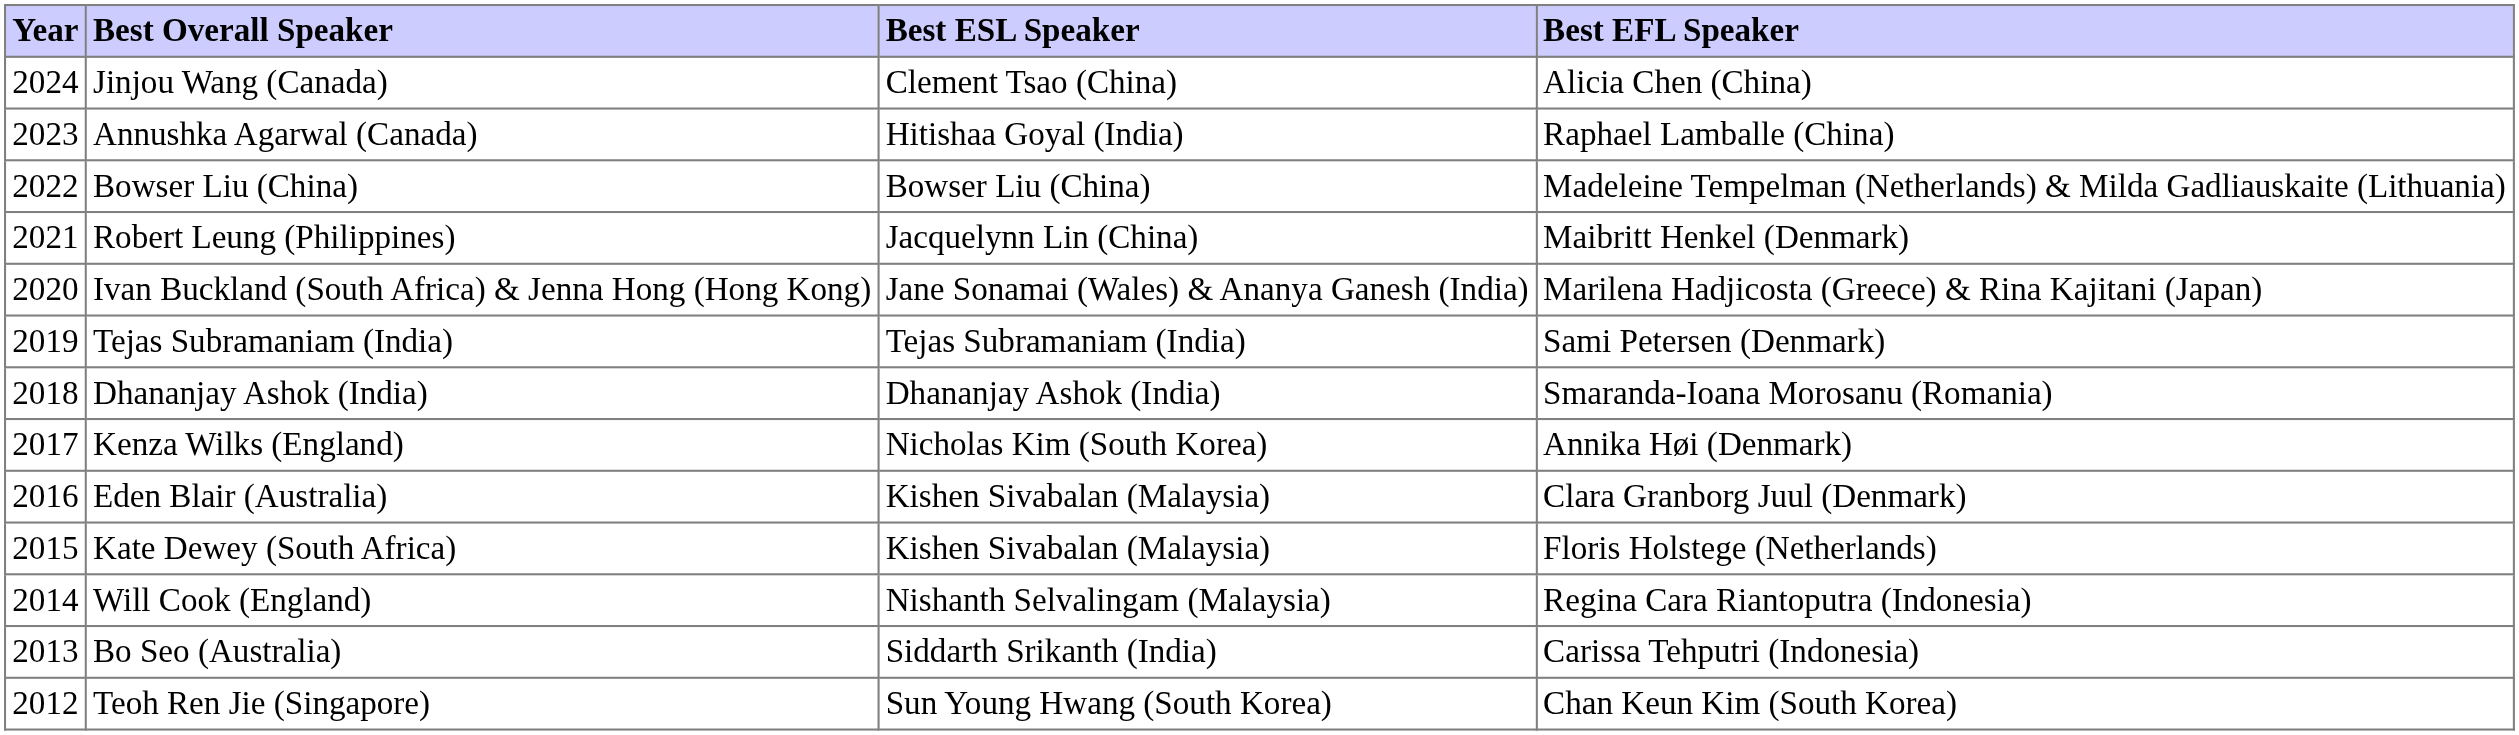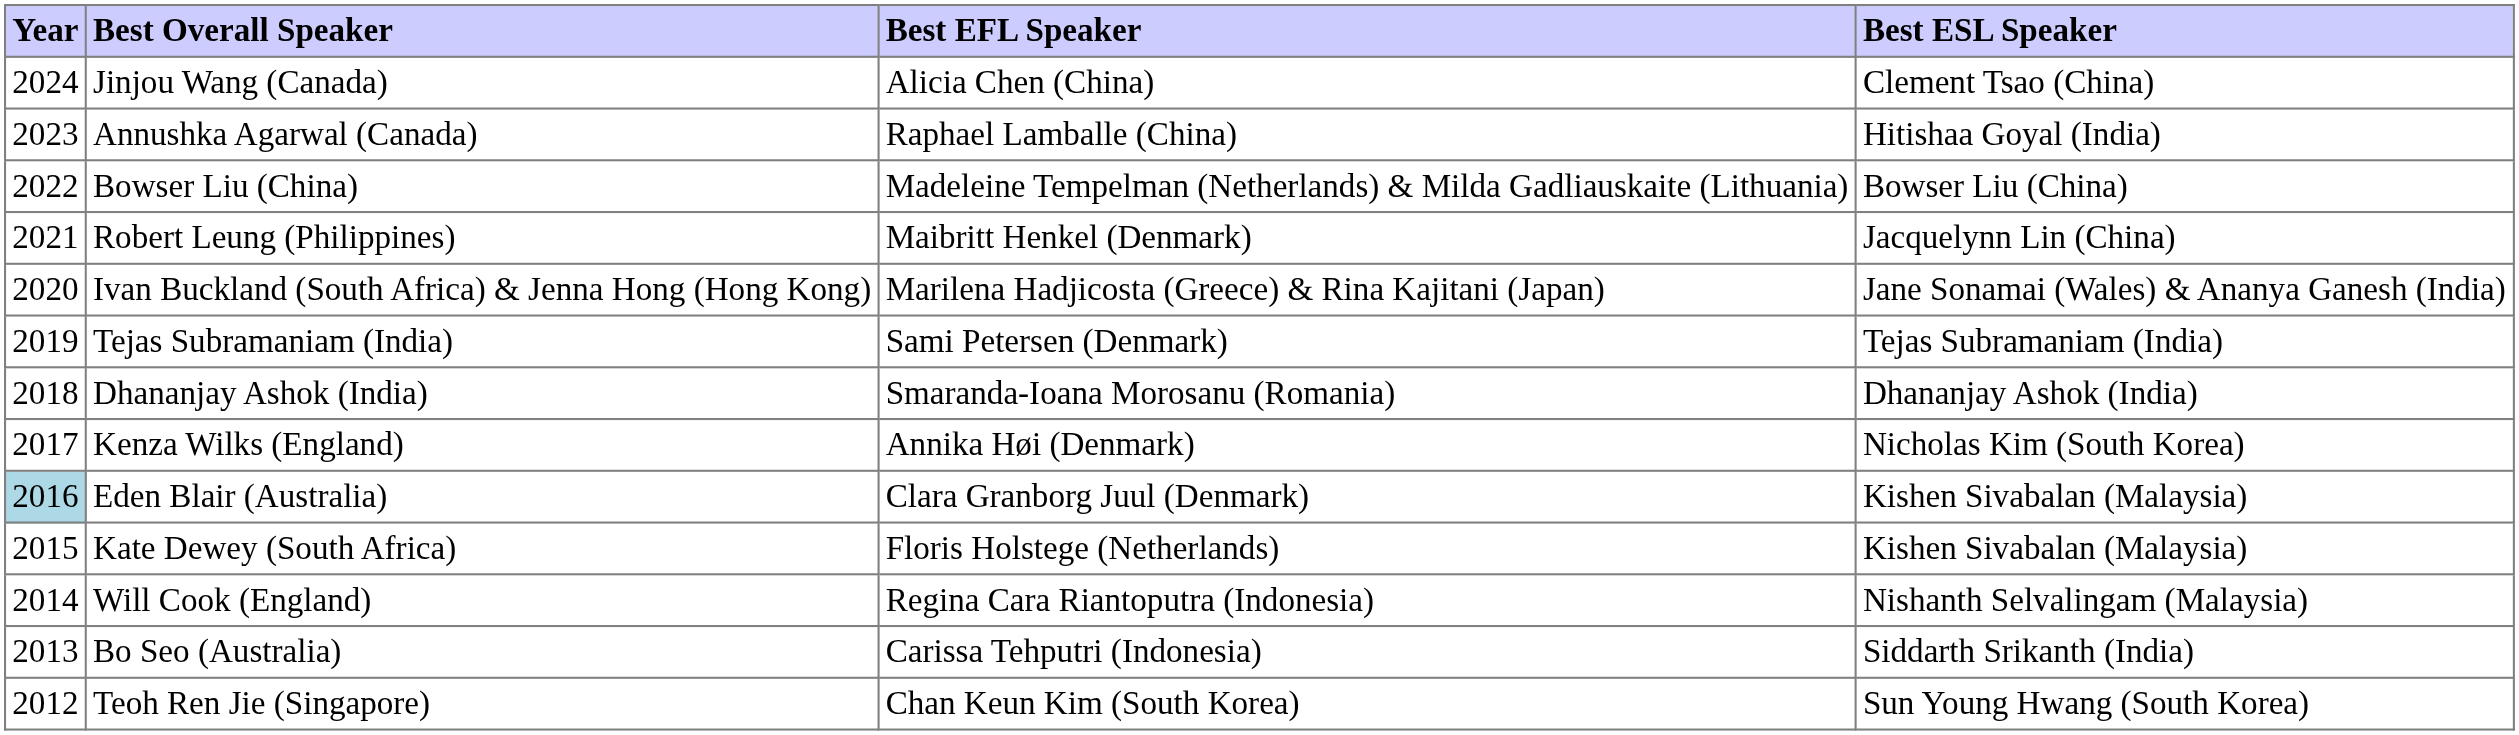columns swapped: (1013, 30) <-> (1671, 30)
(45, 496) no background -> (45, 496) lightblue background
